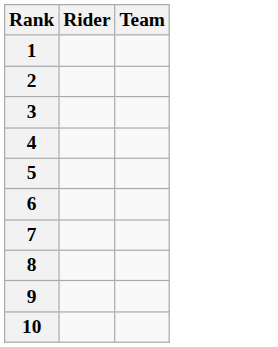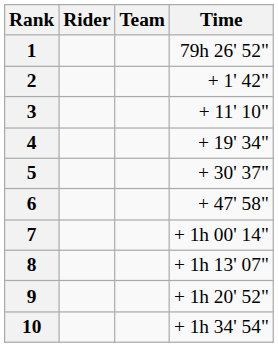+ column: (221, 19)
